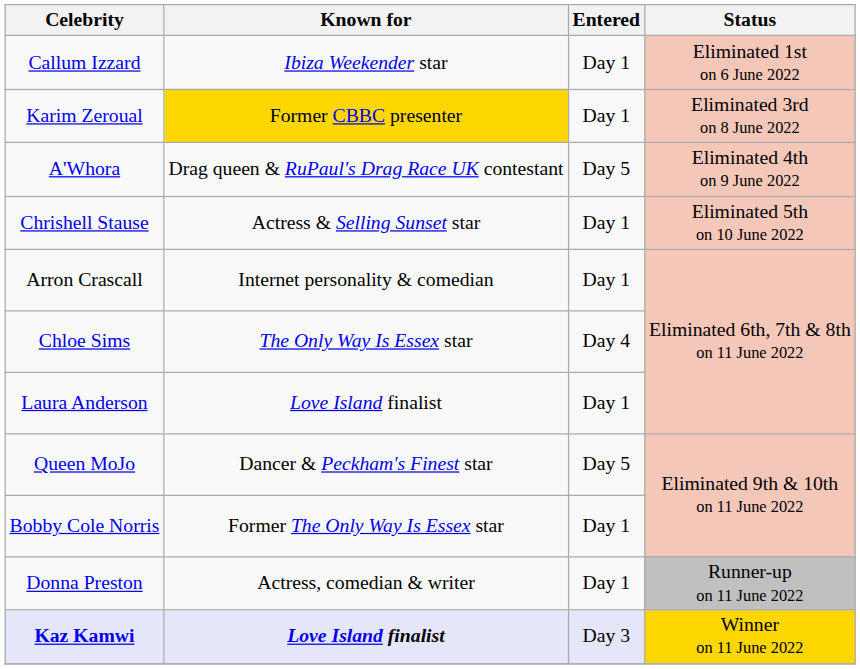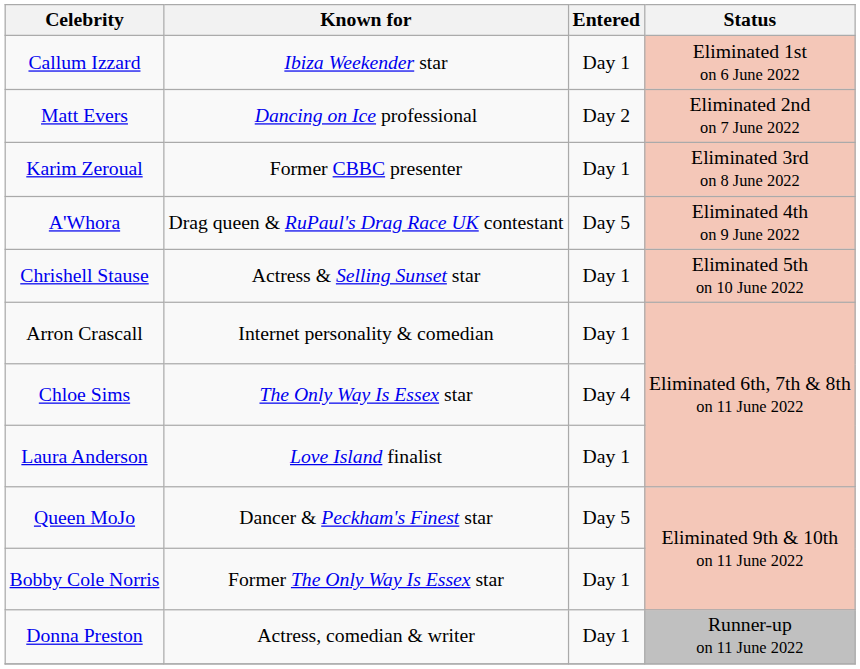+ row: (84, 115)
(366, 115) gold background -> (366, 169) no background
- row: (84, 636)
